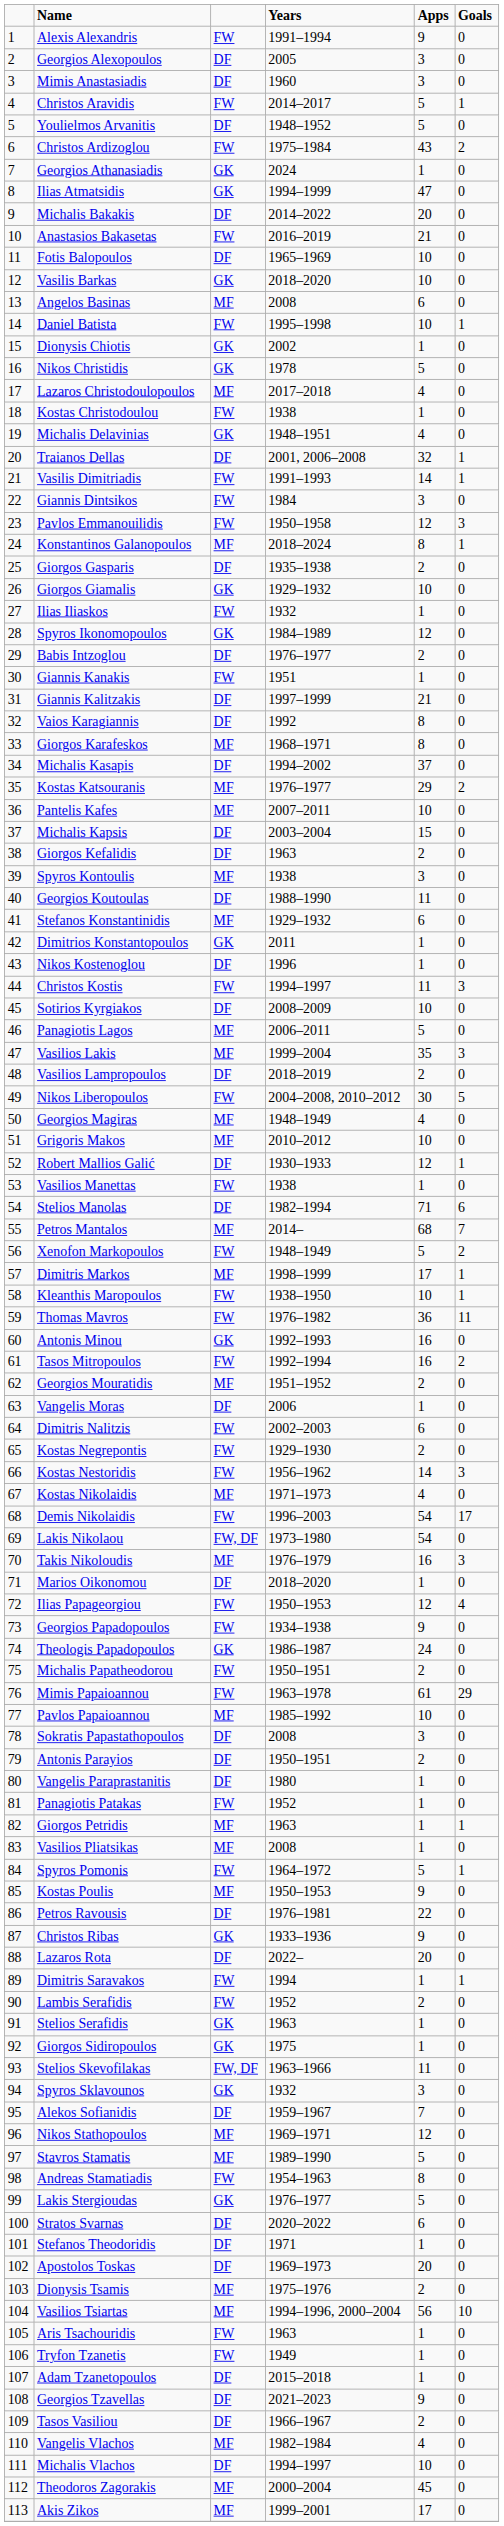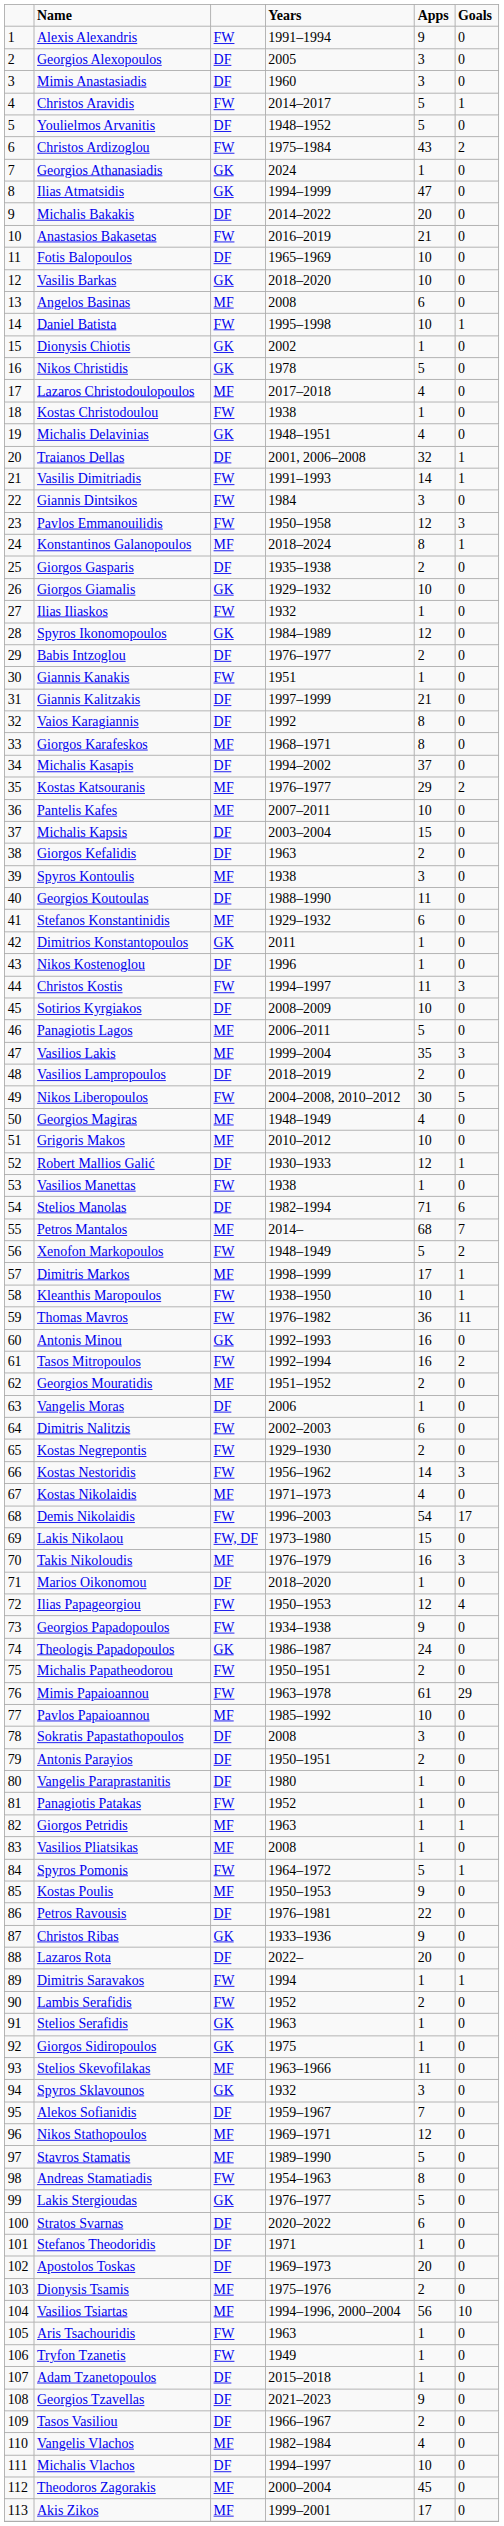(425, 1538) 54 -> (425, 1538) 15
(236, 2068) FW, DF -> (224, 2068) MF
